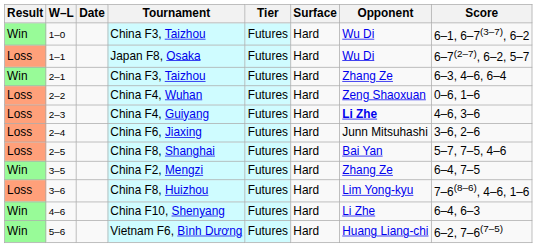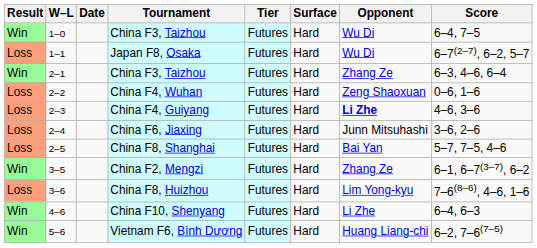(482, 34) 6–1, 6–7(3–7), 6–2 -> (457, 32) 6–4, 7–5
(457, 170) 6–4, 7–5 -> (482, 168) 6–1, 6–7(3–7), 6–2
